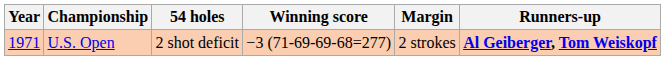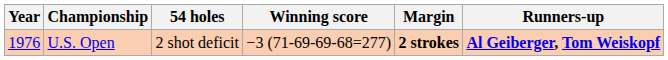(24, 42) 1971 -> (24, 42) 1976
(427, 42) normal -> (429, 42) bold
